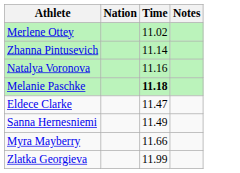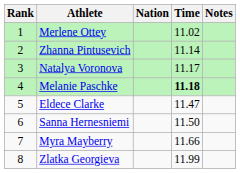+ column: (20, 13)
(155, 68) 11.16 -> (187, 68) 11.17
(155, 123) 11.49 -> (187, 123) 11.50
